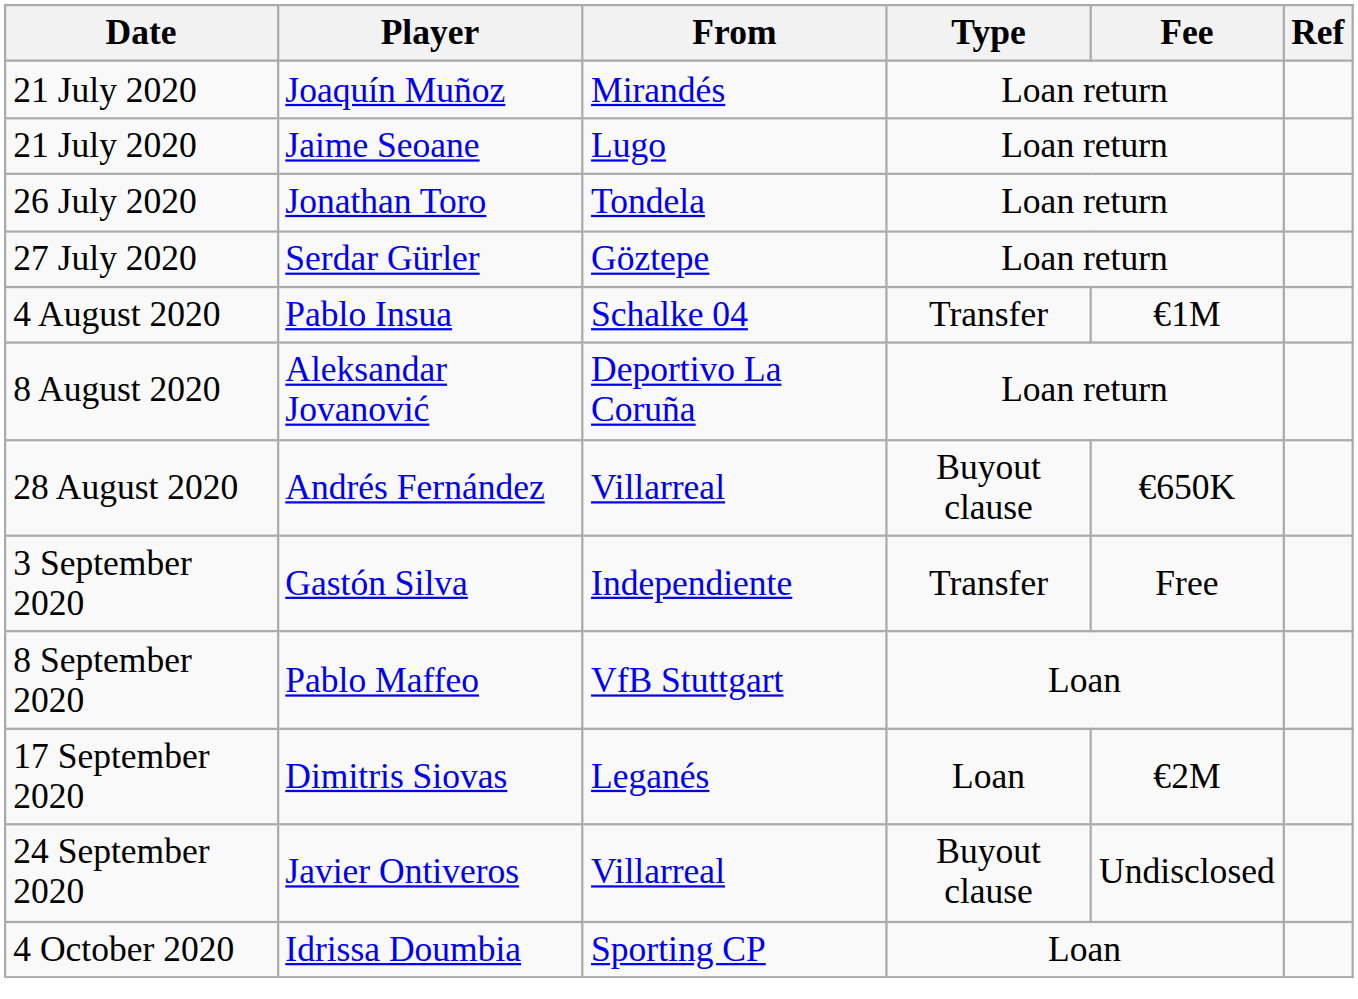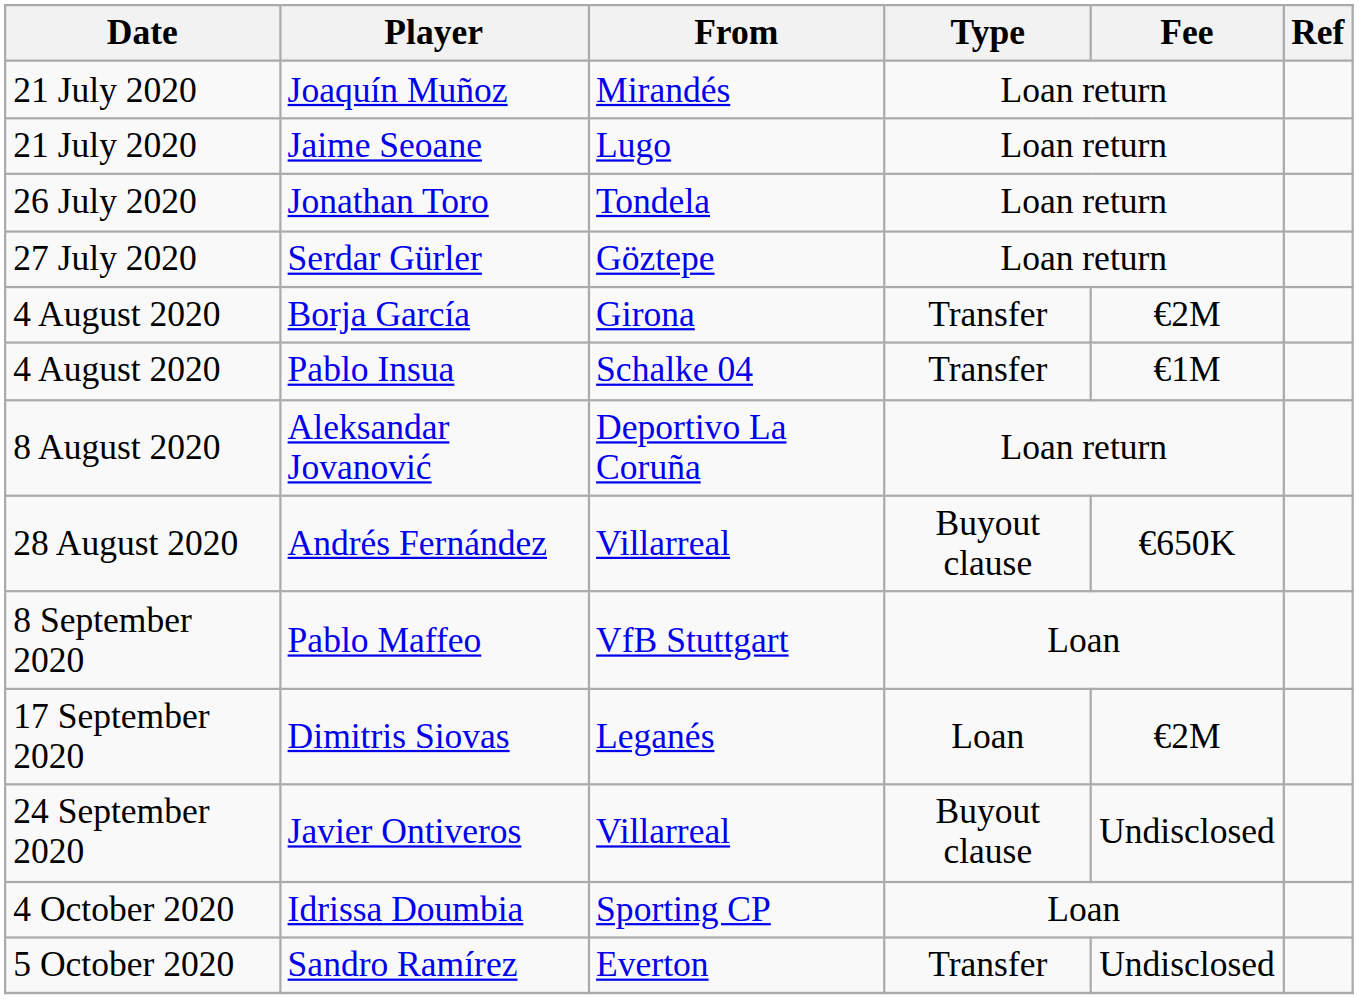+ row: (379, 314)
- row: (377, 583)
+ row: (403, 964)
